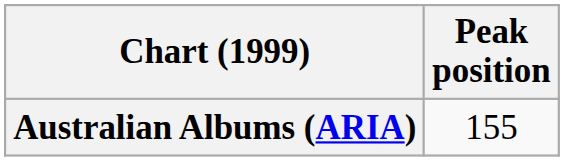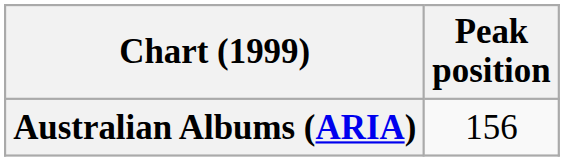(491, 126) 155 -> (491, 126) 156
